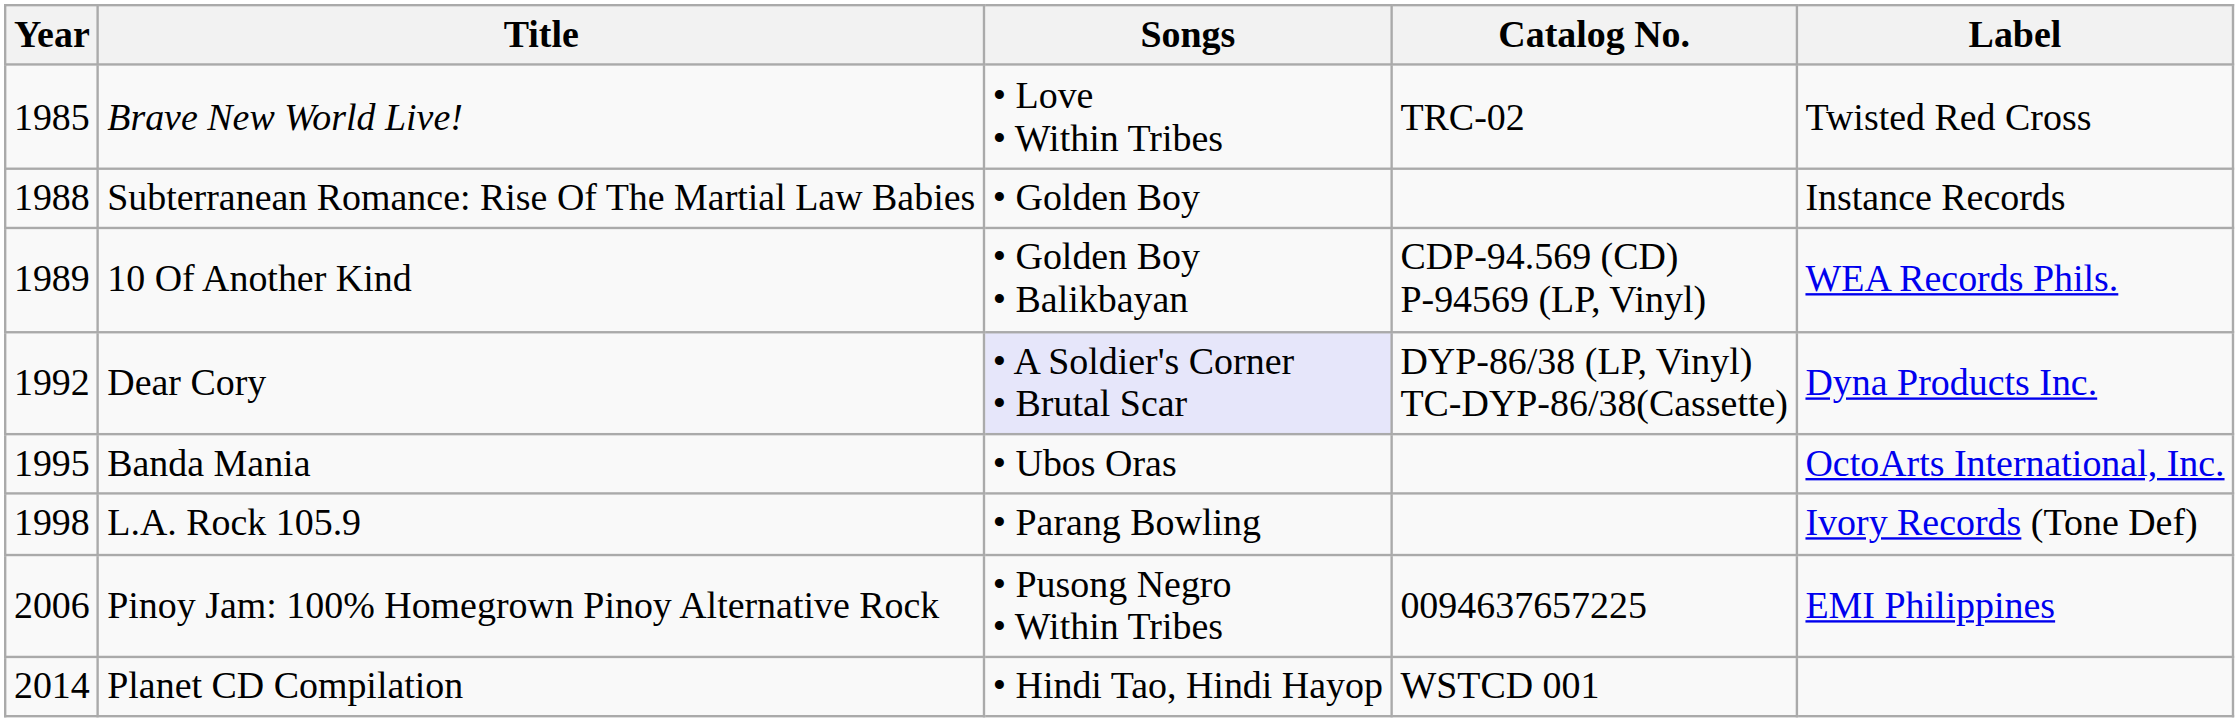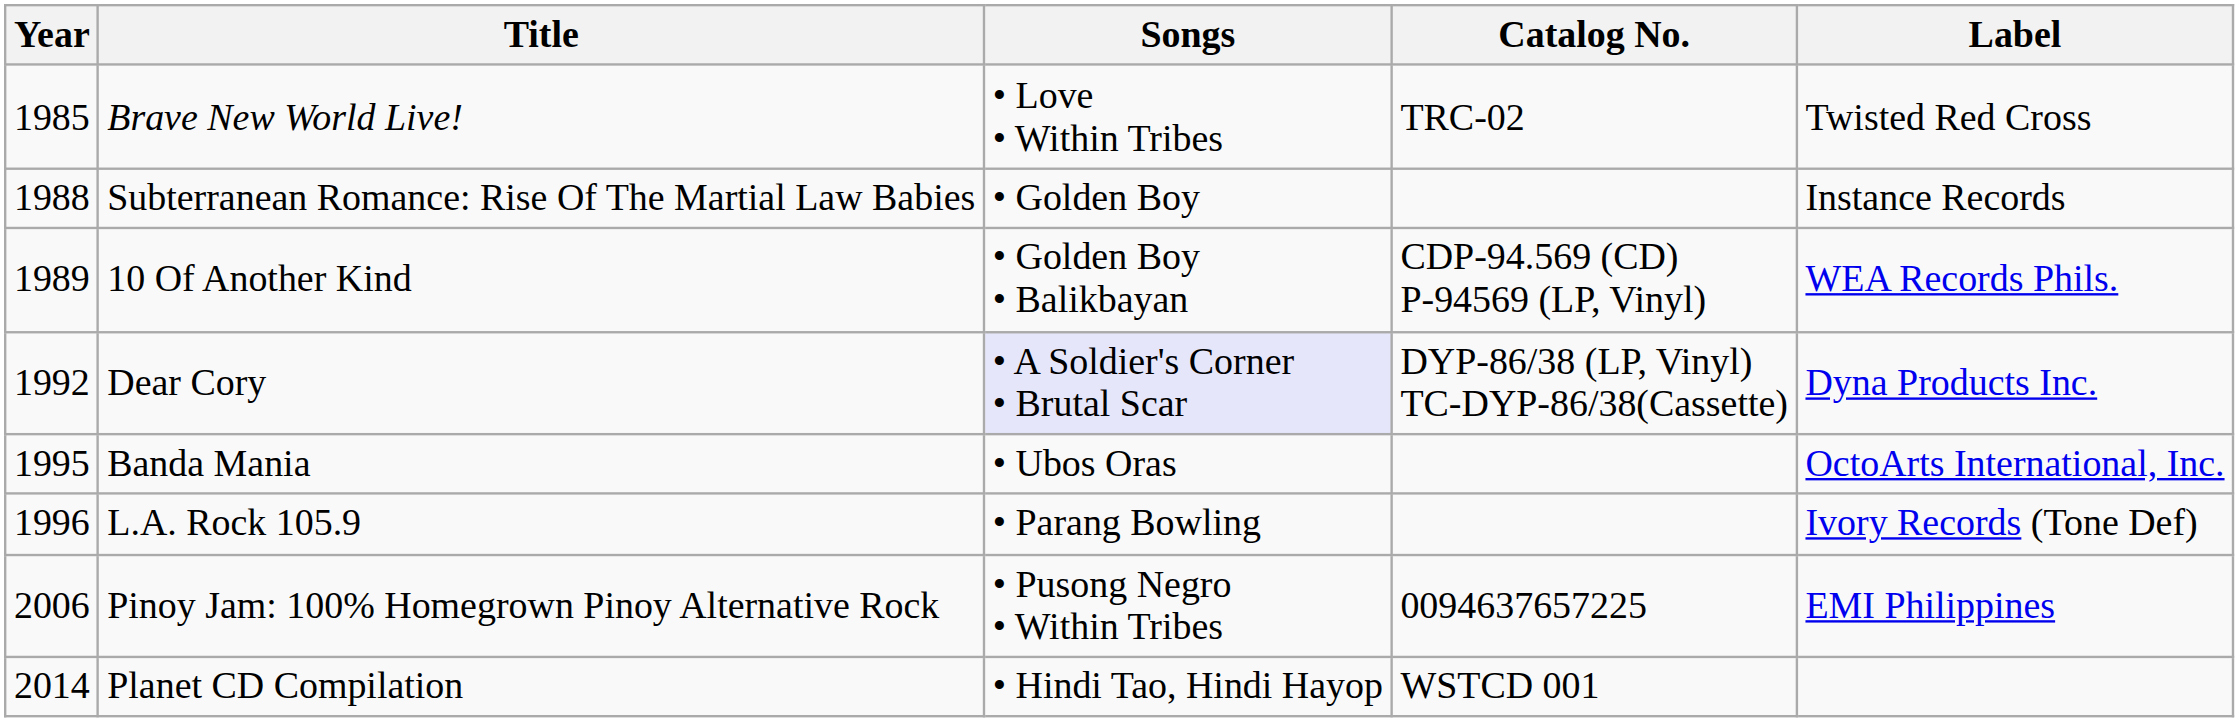(52, 523) 1998 -> (52, 523) 1996
